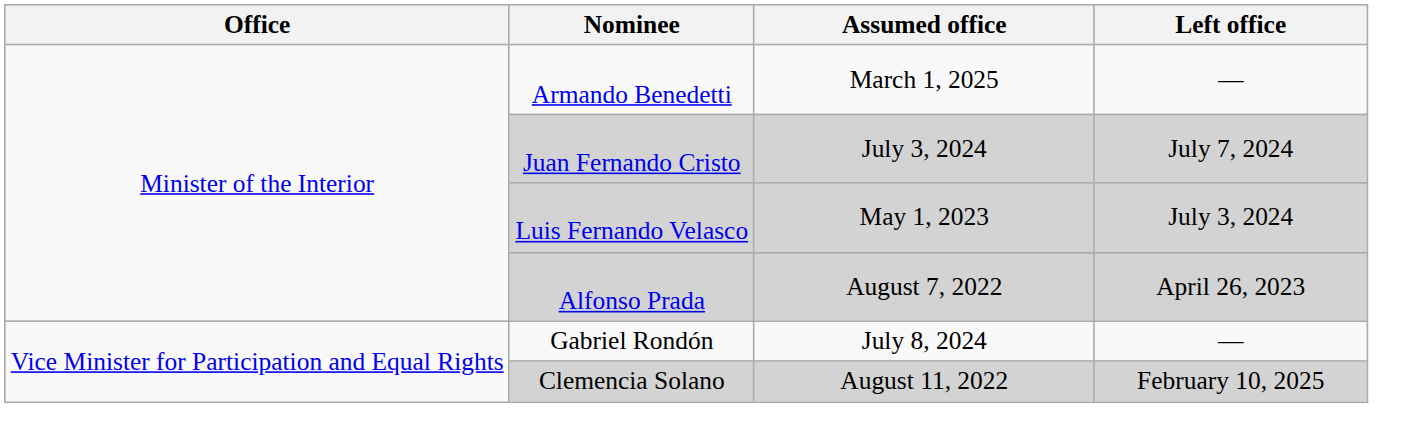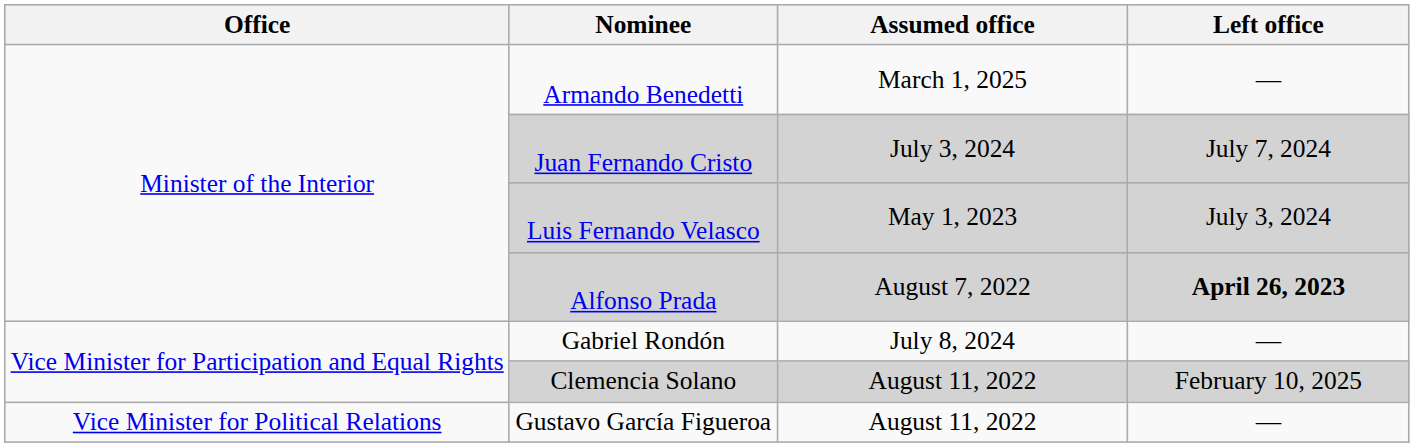(1231, 286) normal -> (1268, 286) bold
+ row: (643, 421)
